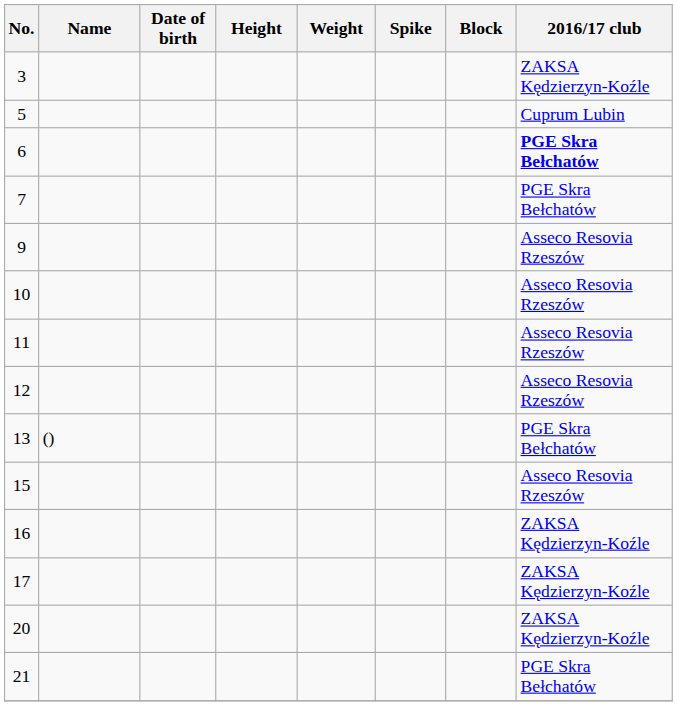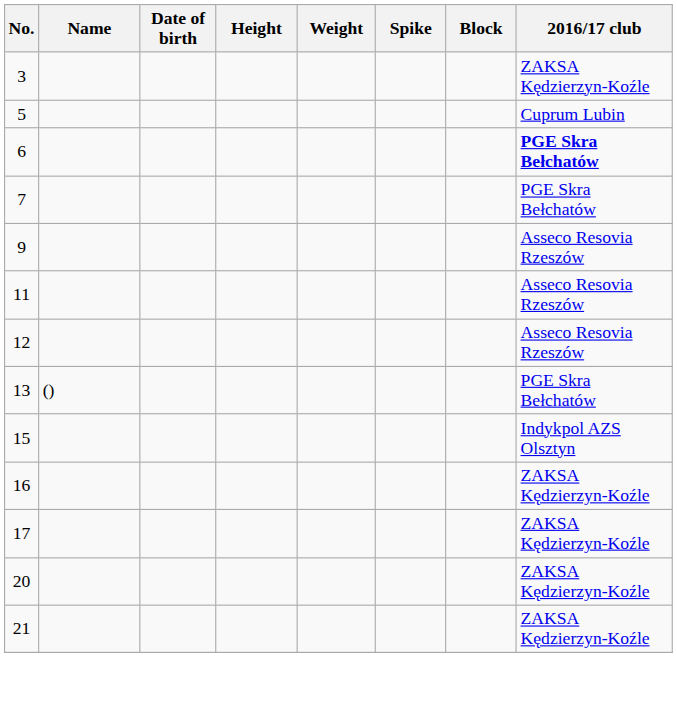- row: (22, 294)
(577, 485) Asseco Resovia Rzeszów -> (571, 437) Indykpol AZS Olsztyn
(558, 676) PGE Skra Bełchatów -> (585, 628) ZAKSA Kędzierzyn-Koźle
